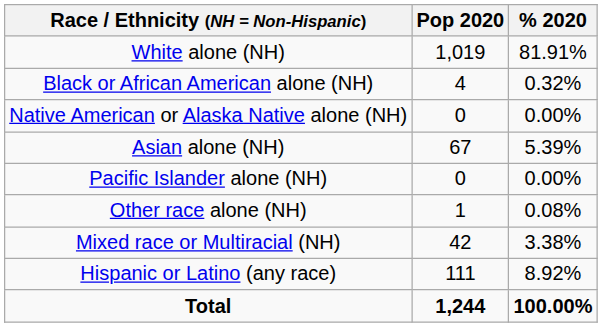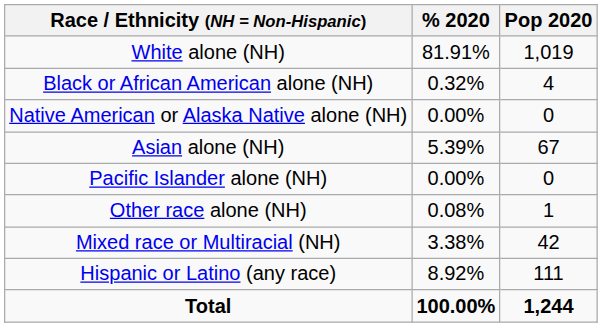columns swapped: (460, 20) <-> (553, 20)
